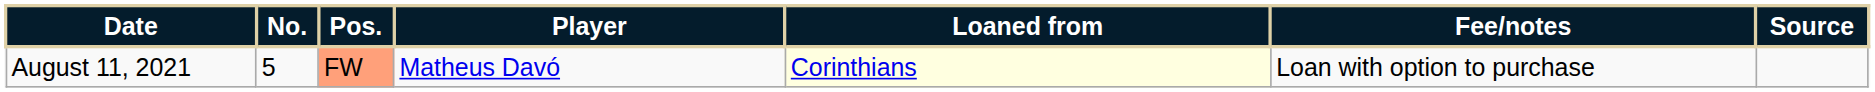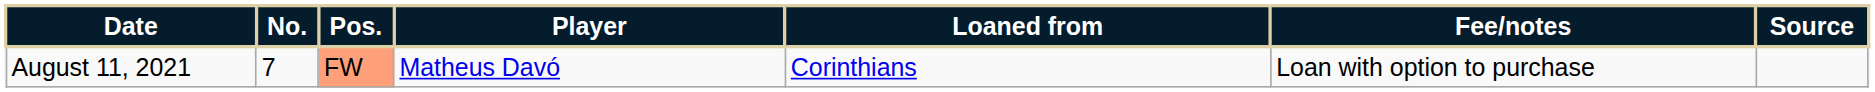(269, 67) 5 -> (269, 67) 7
(854, 67) lightyellow background -> (854, 67) no background
